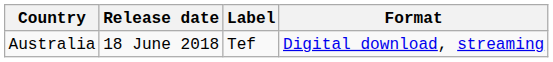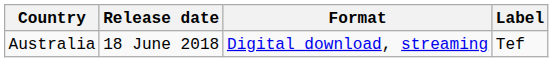columns swapped: (414, 18) <-> (251, 18)
